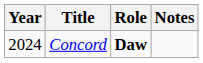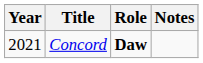(25, 44) 2024 -> (25, 44) 2021
